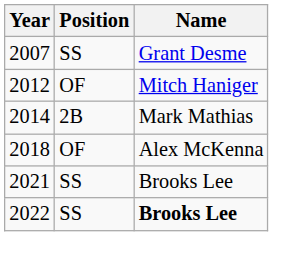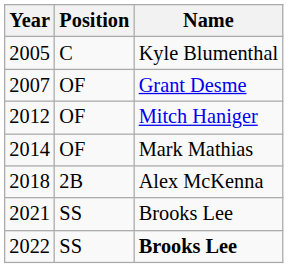+ row: (30, 52)
(71, 52) SS -> (72, 85) OF
(71, 117) 2B -> (72, 149) OF
(72, 149) OF -> (71, 181) 2B
